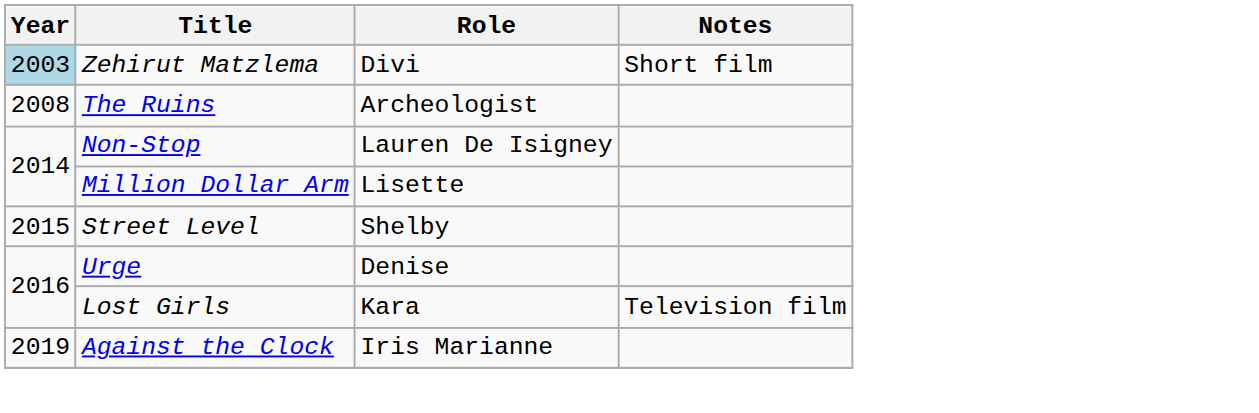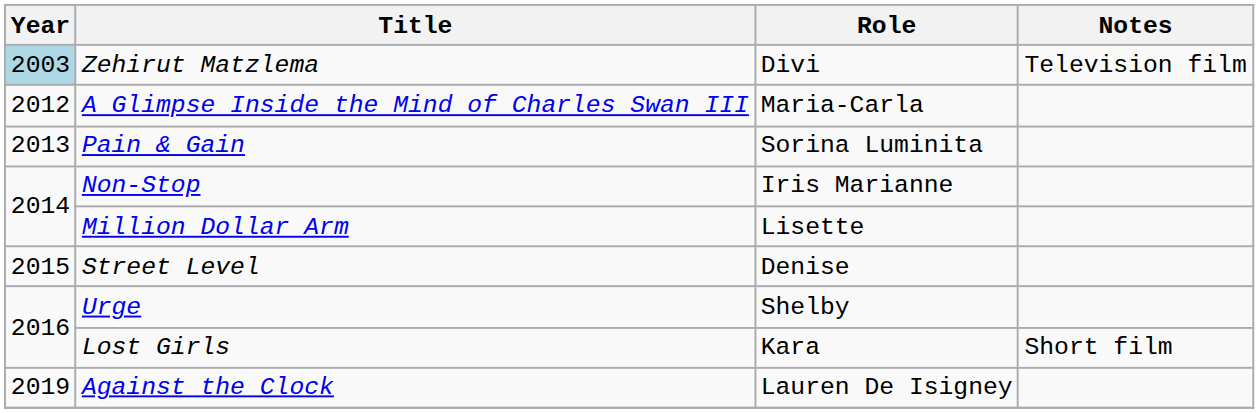(698, 65) Short film -> (1136, 65) Television film
- row: (149, 106)
+ row: (415, 106)
+ row: (163, 146)
(486, 146) Lauren De Isigney -> (857, 186) Iris Marianne
(405, 226) Shelby -> (805, 267) Denise
(405, 267) Denise -> (805, 307) Shelby
(735, 307) Television film -> (1099, 347) Short film
(457, 347) Iris Marianne -> (887, 387) Lauren De Isigney
